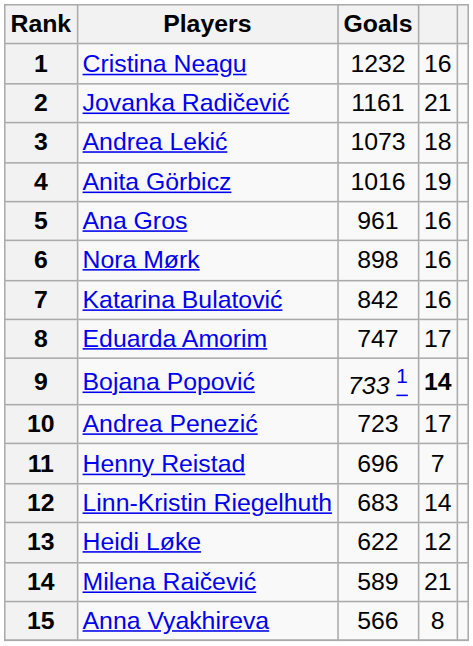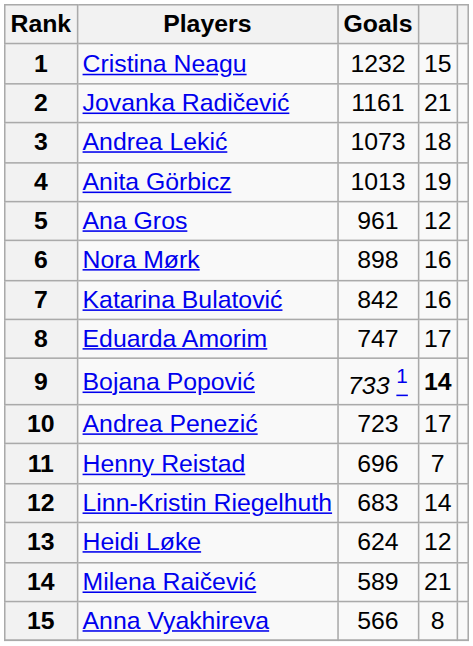(438, 63) 16 -> (438, 63) 15
(378, 181) 1016 -> (378, 181) 1013
(438, 220) 16 -> (438, 220) 12
(378, 542) 622 -> (378, 542) 624
